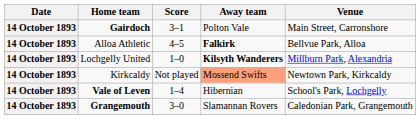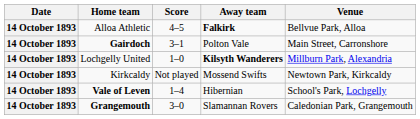rows swapped: (122, 43) <-> (130, 28)
(235, 75) lightsalmon background -> (235, 75) no background
